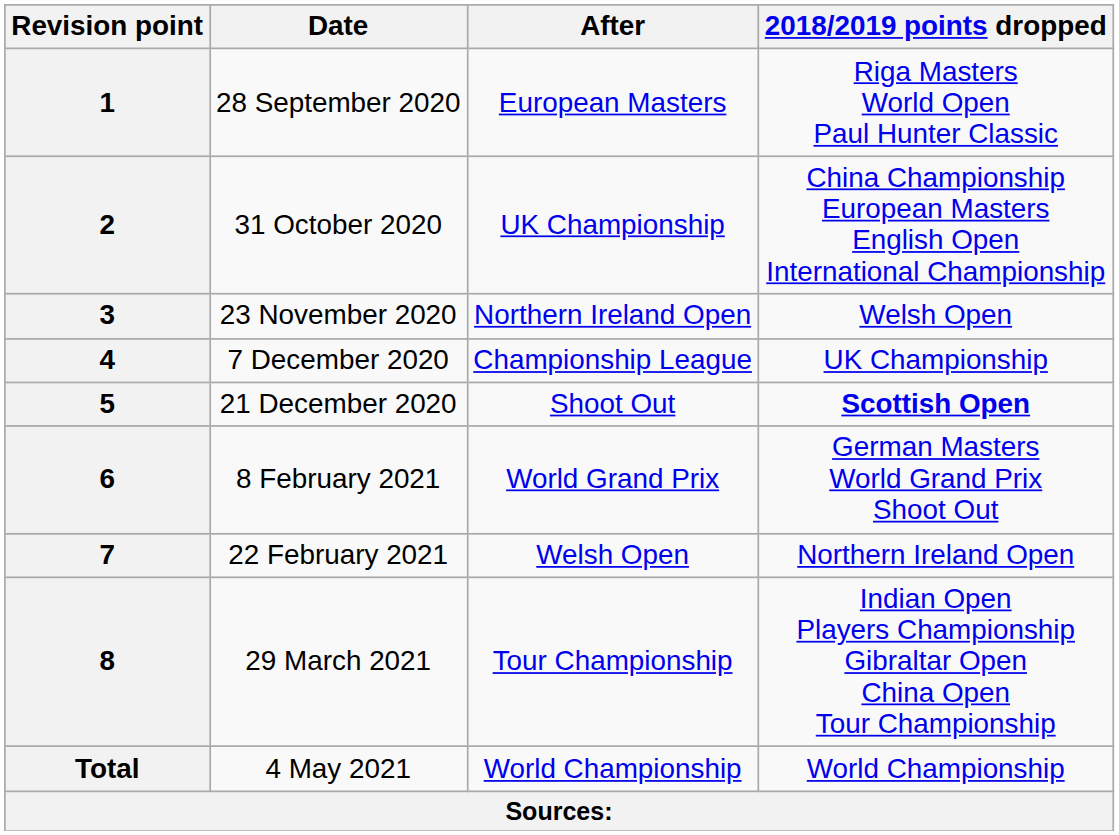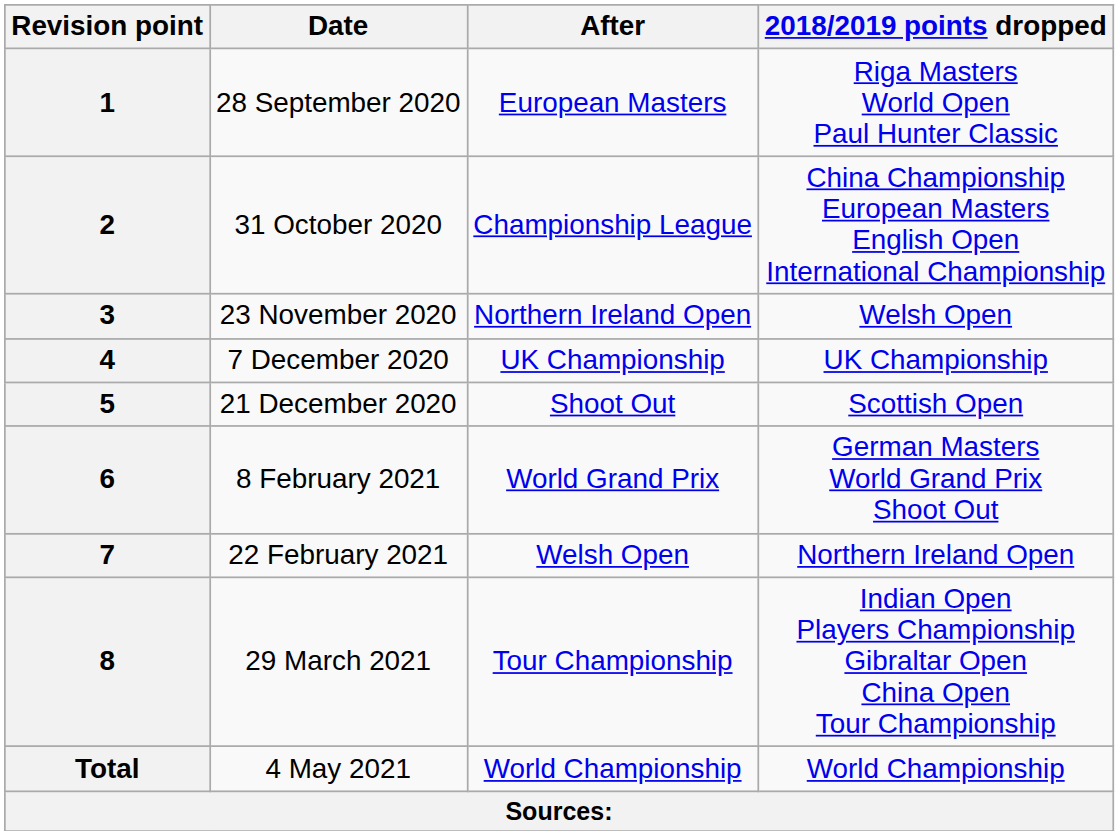(613, 224) UK Championship -> (613, 224) Championship League
(613, 359) Championship League -> (613, 359) UK Championship
(936, 403) bold -> (936, 403) normal
